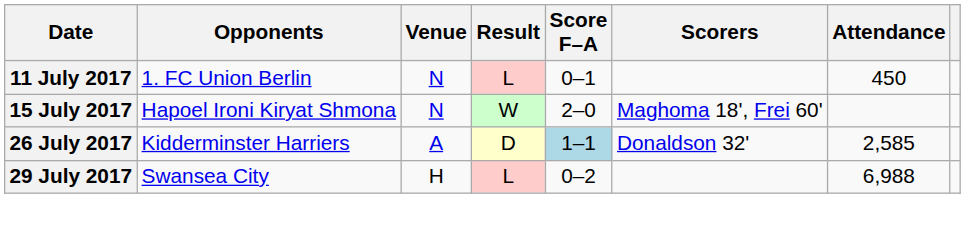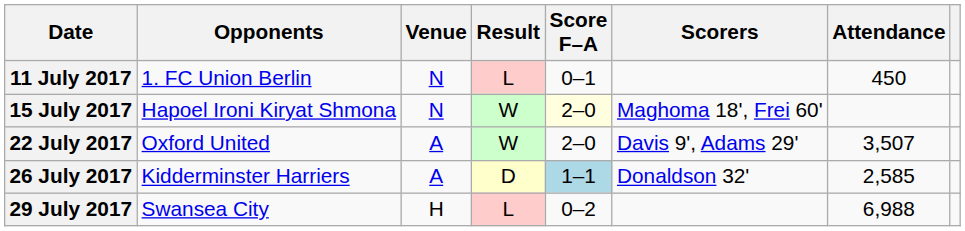(578, 110) no background -> (578, 110) lightyellow background
+ row: (71, 143)
